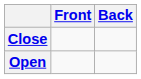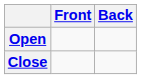rows swapped: (28, 39) <-> (28, 62)
